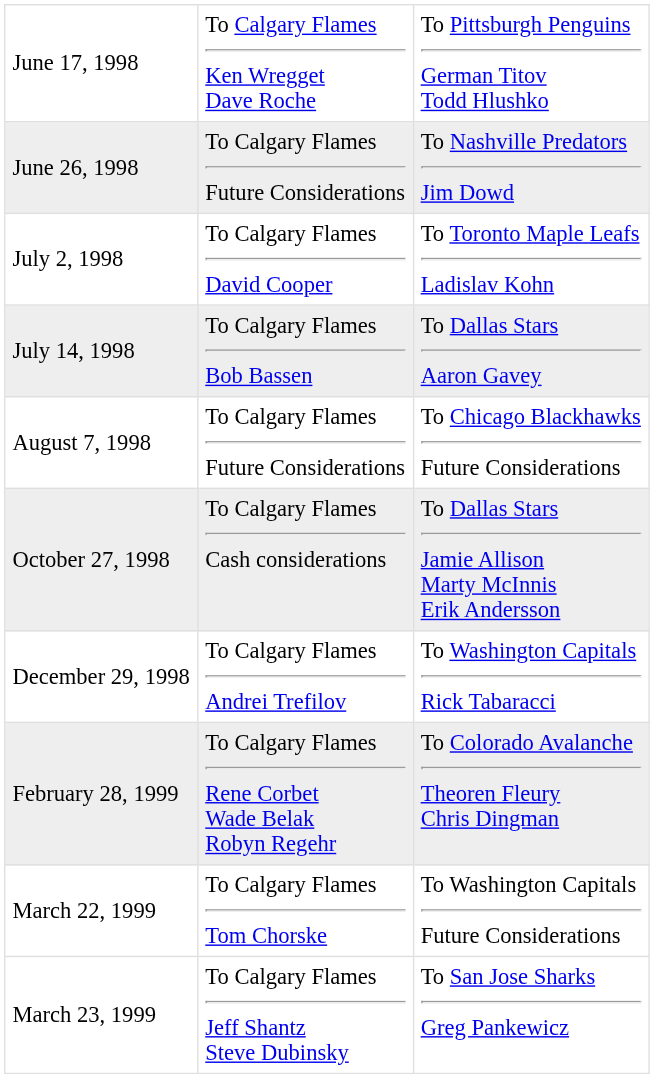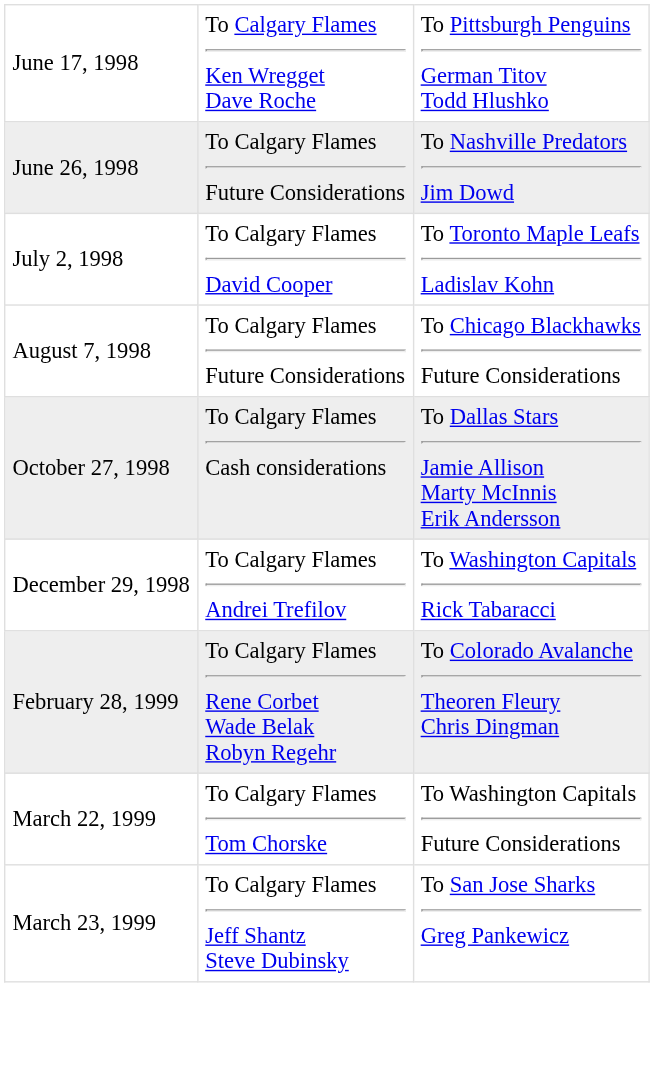- row: (74, 350)
